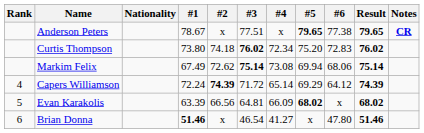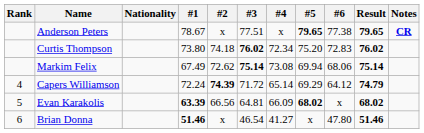(371, 84) 74.39 -> (371, 84) 74.79
(193, 102) normal -> (193, 102) bold
